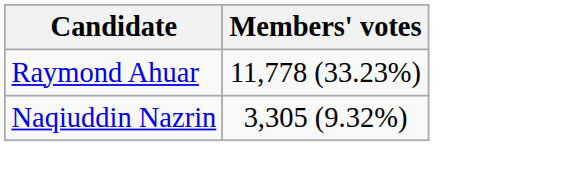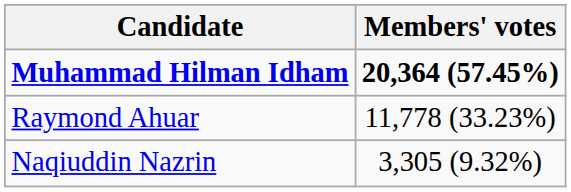+ row: (180, 72)
